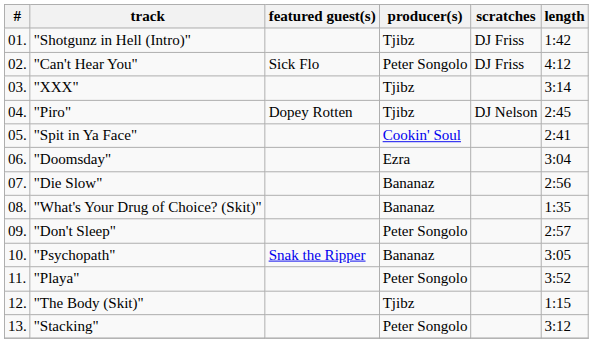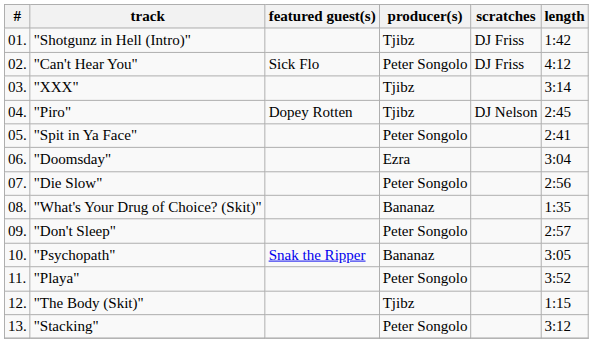(422, 135) Cookin' Soul -> (425, 135) Peter Songolo
(409, 183) Bananaz -> (425, 183) Peter Songolo
